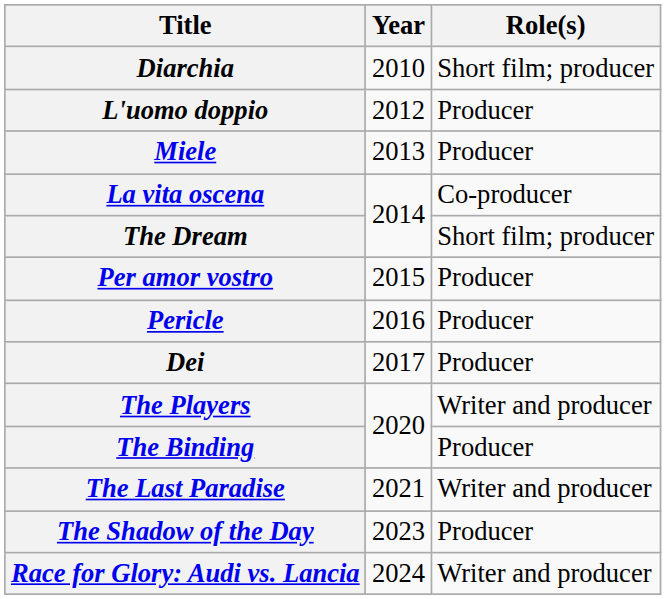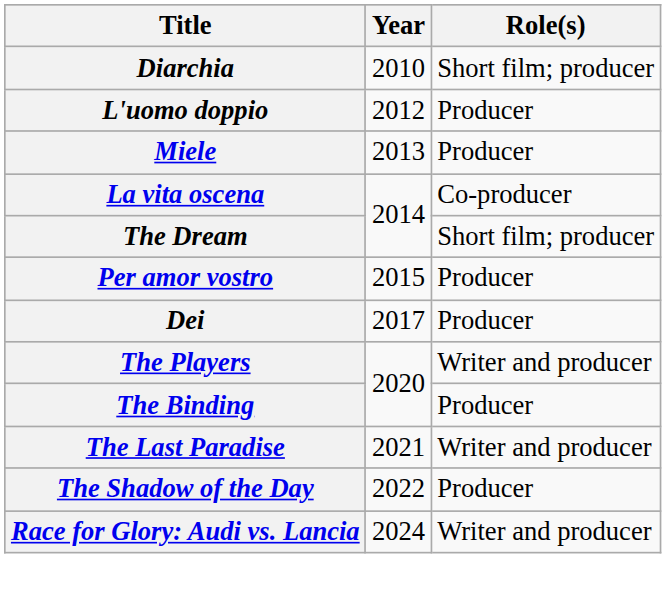- row: (185, 320)
(398, 531) 2023 -> (398, 488) 2022
